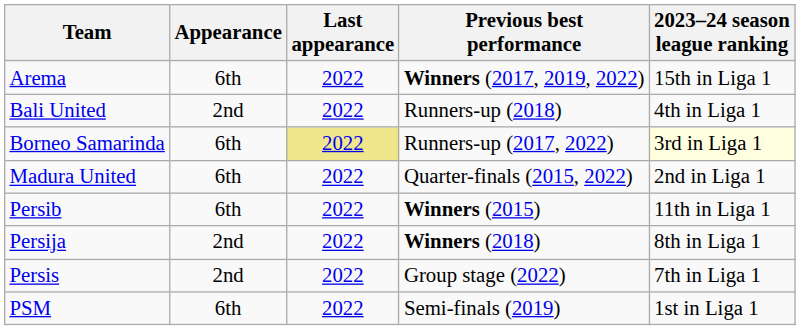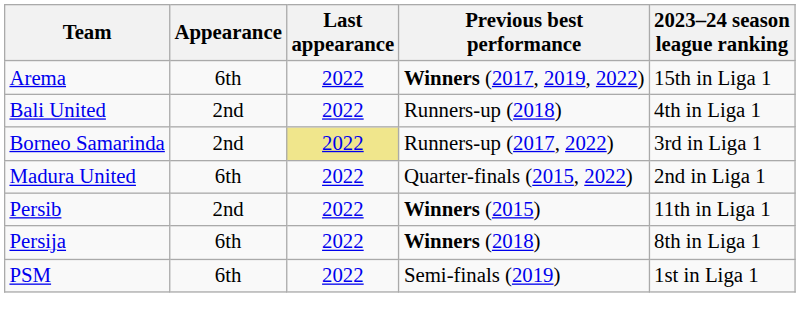(228, 143) 6th -> (228, 143) 2nd
(708, 143) lightyellow background -> (708, 143) no background
(228, 209) 6th -> (228, 209) 2nd
(228, 242) 2nd -> (228, 242) 6th
- row: (34, 275)
